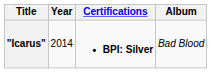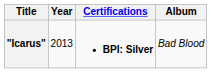(62, 44) 2014 -> (62, 44) 2013
